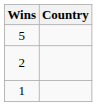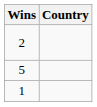rows swapped: (22, 35) <-> (22, 63)
